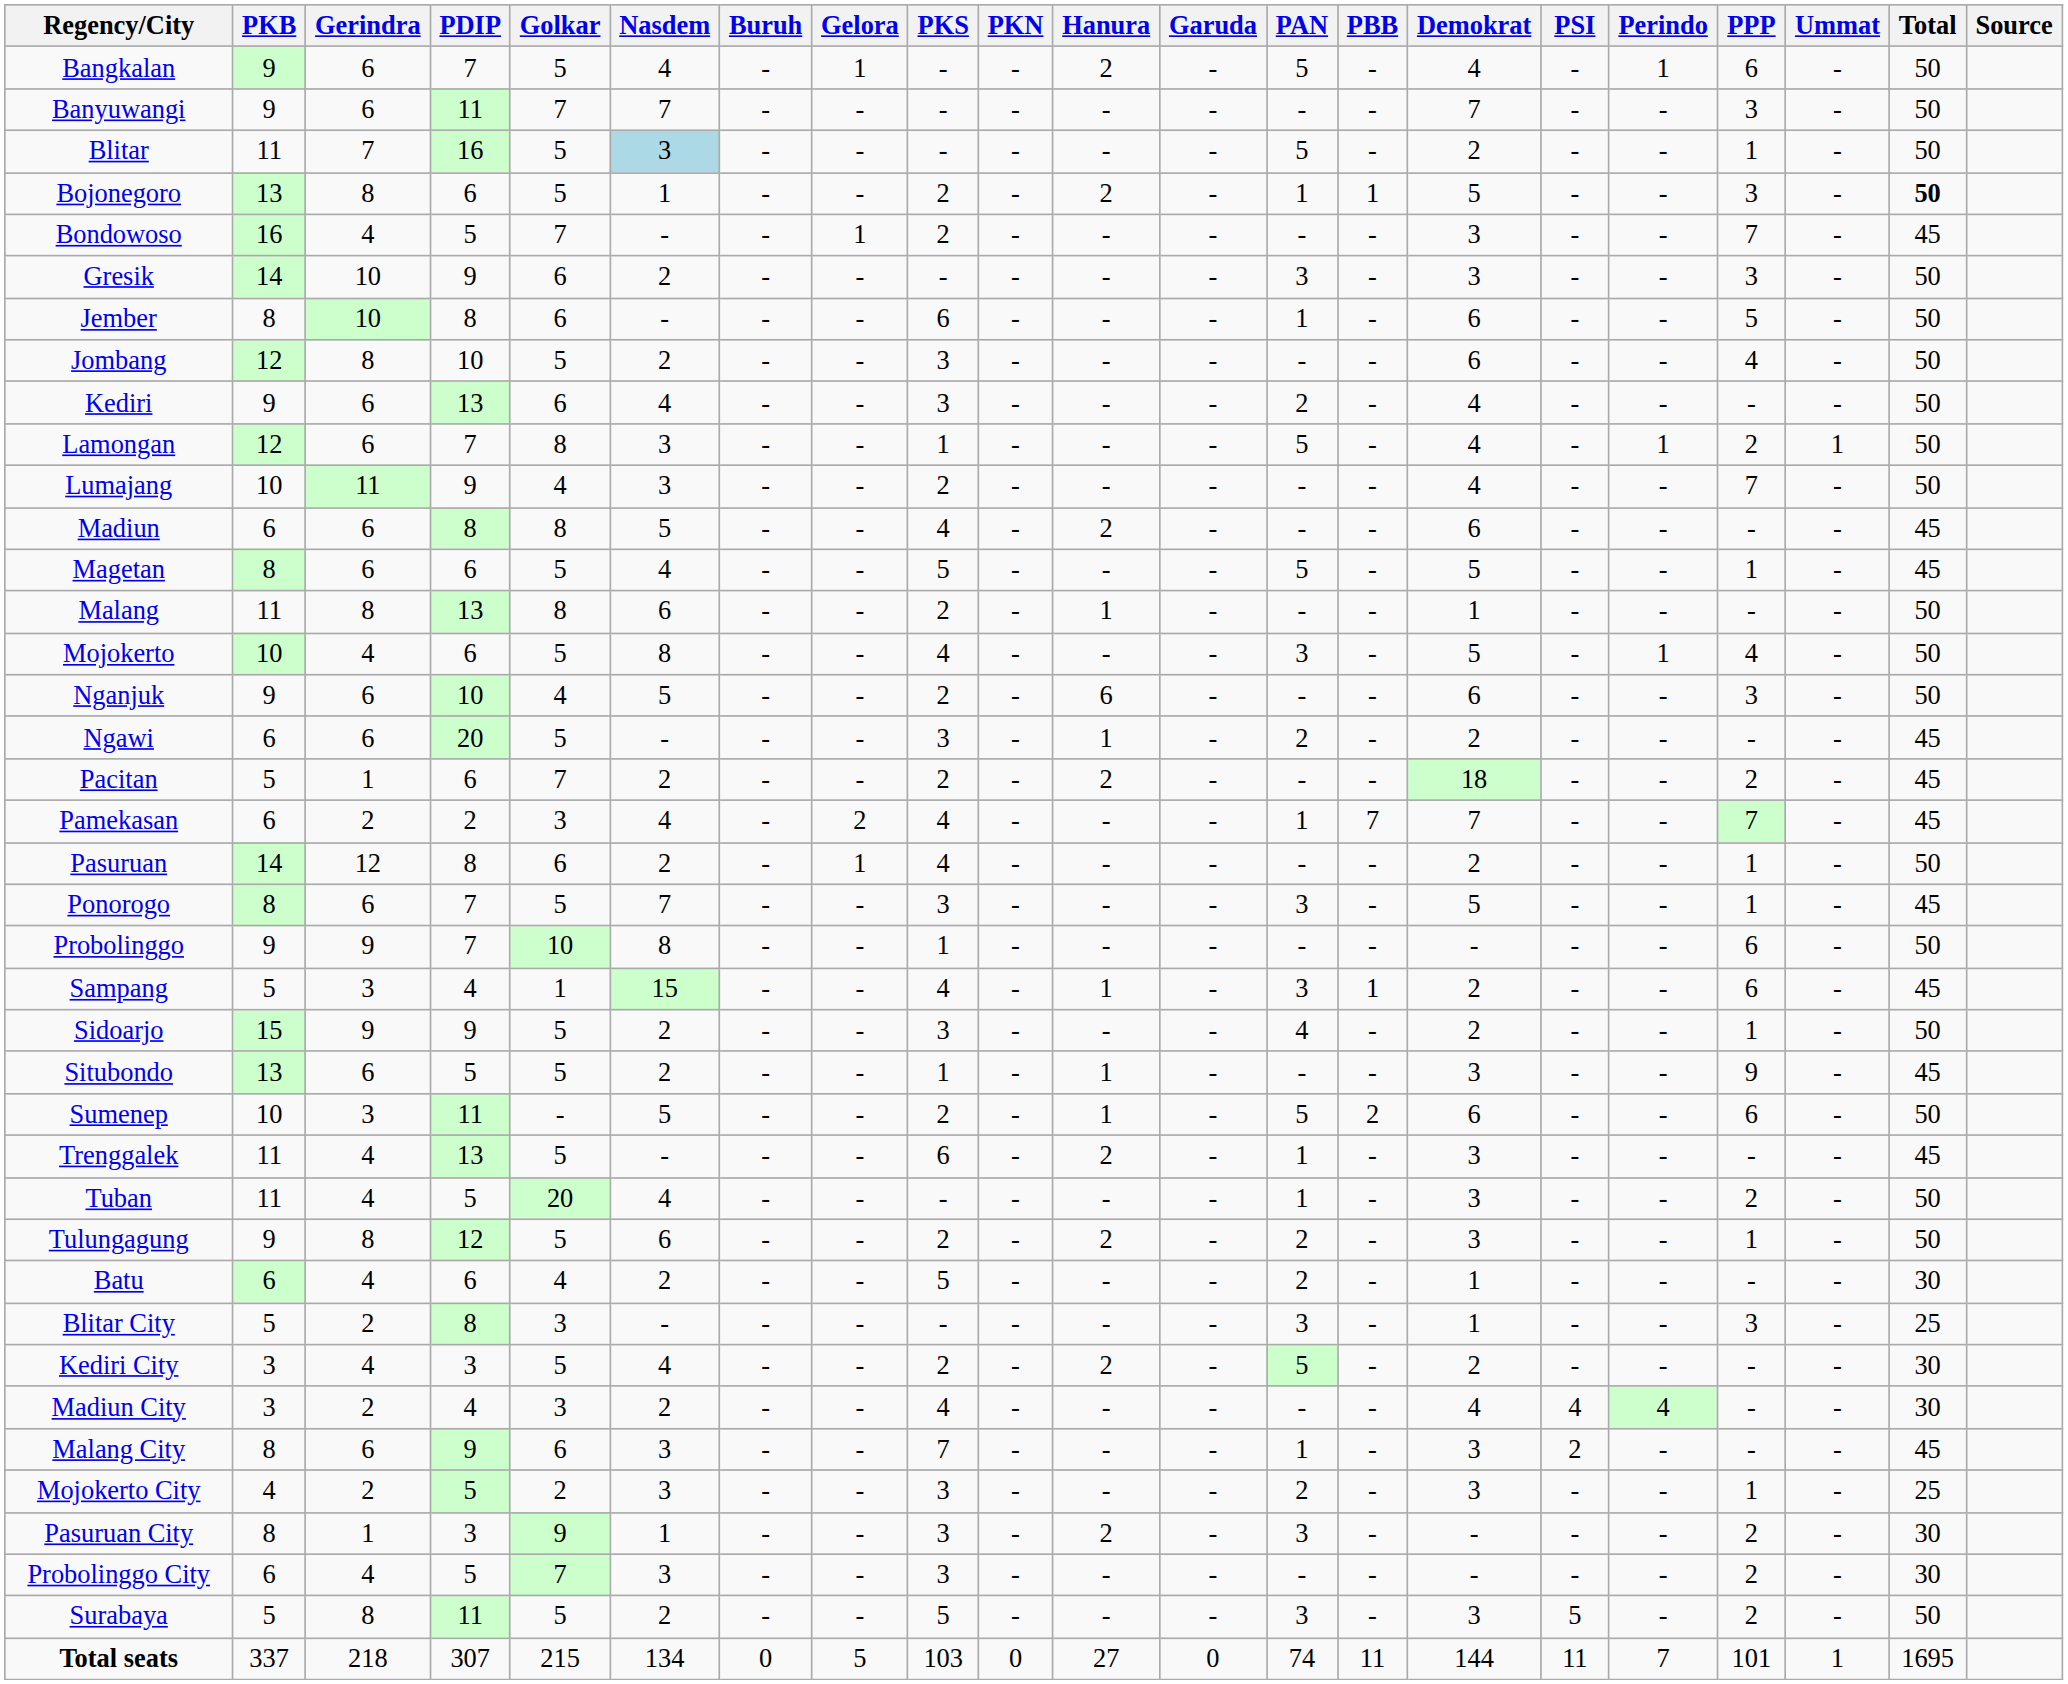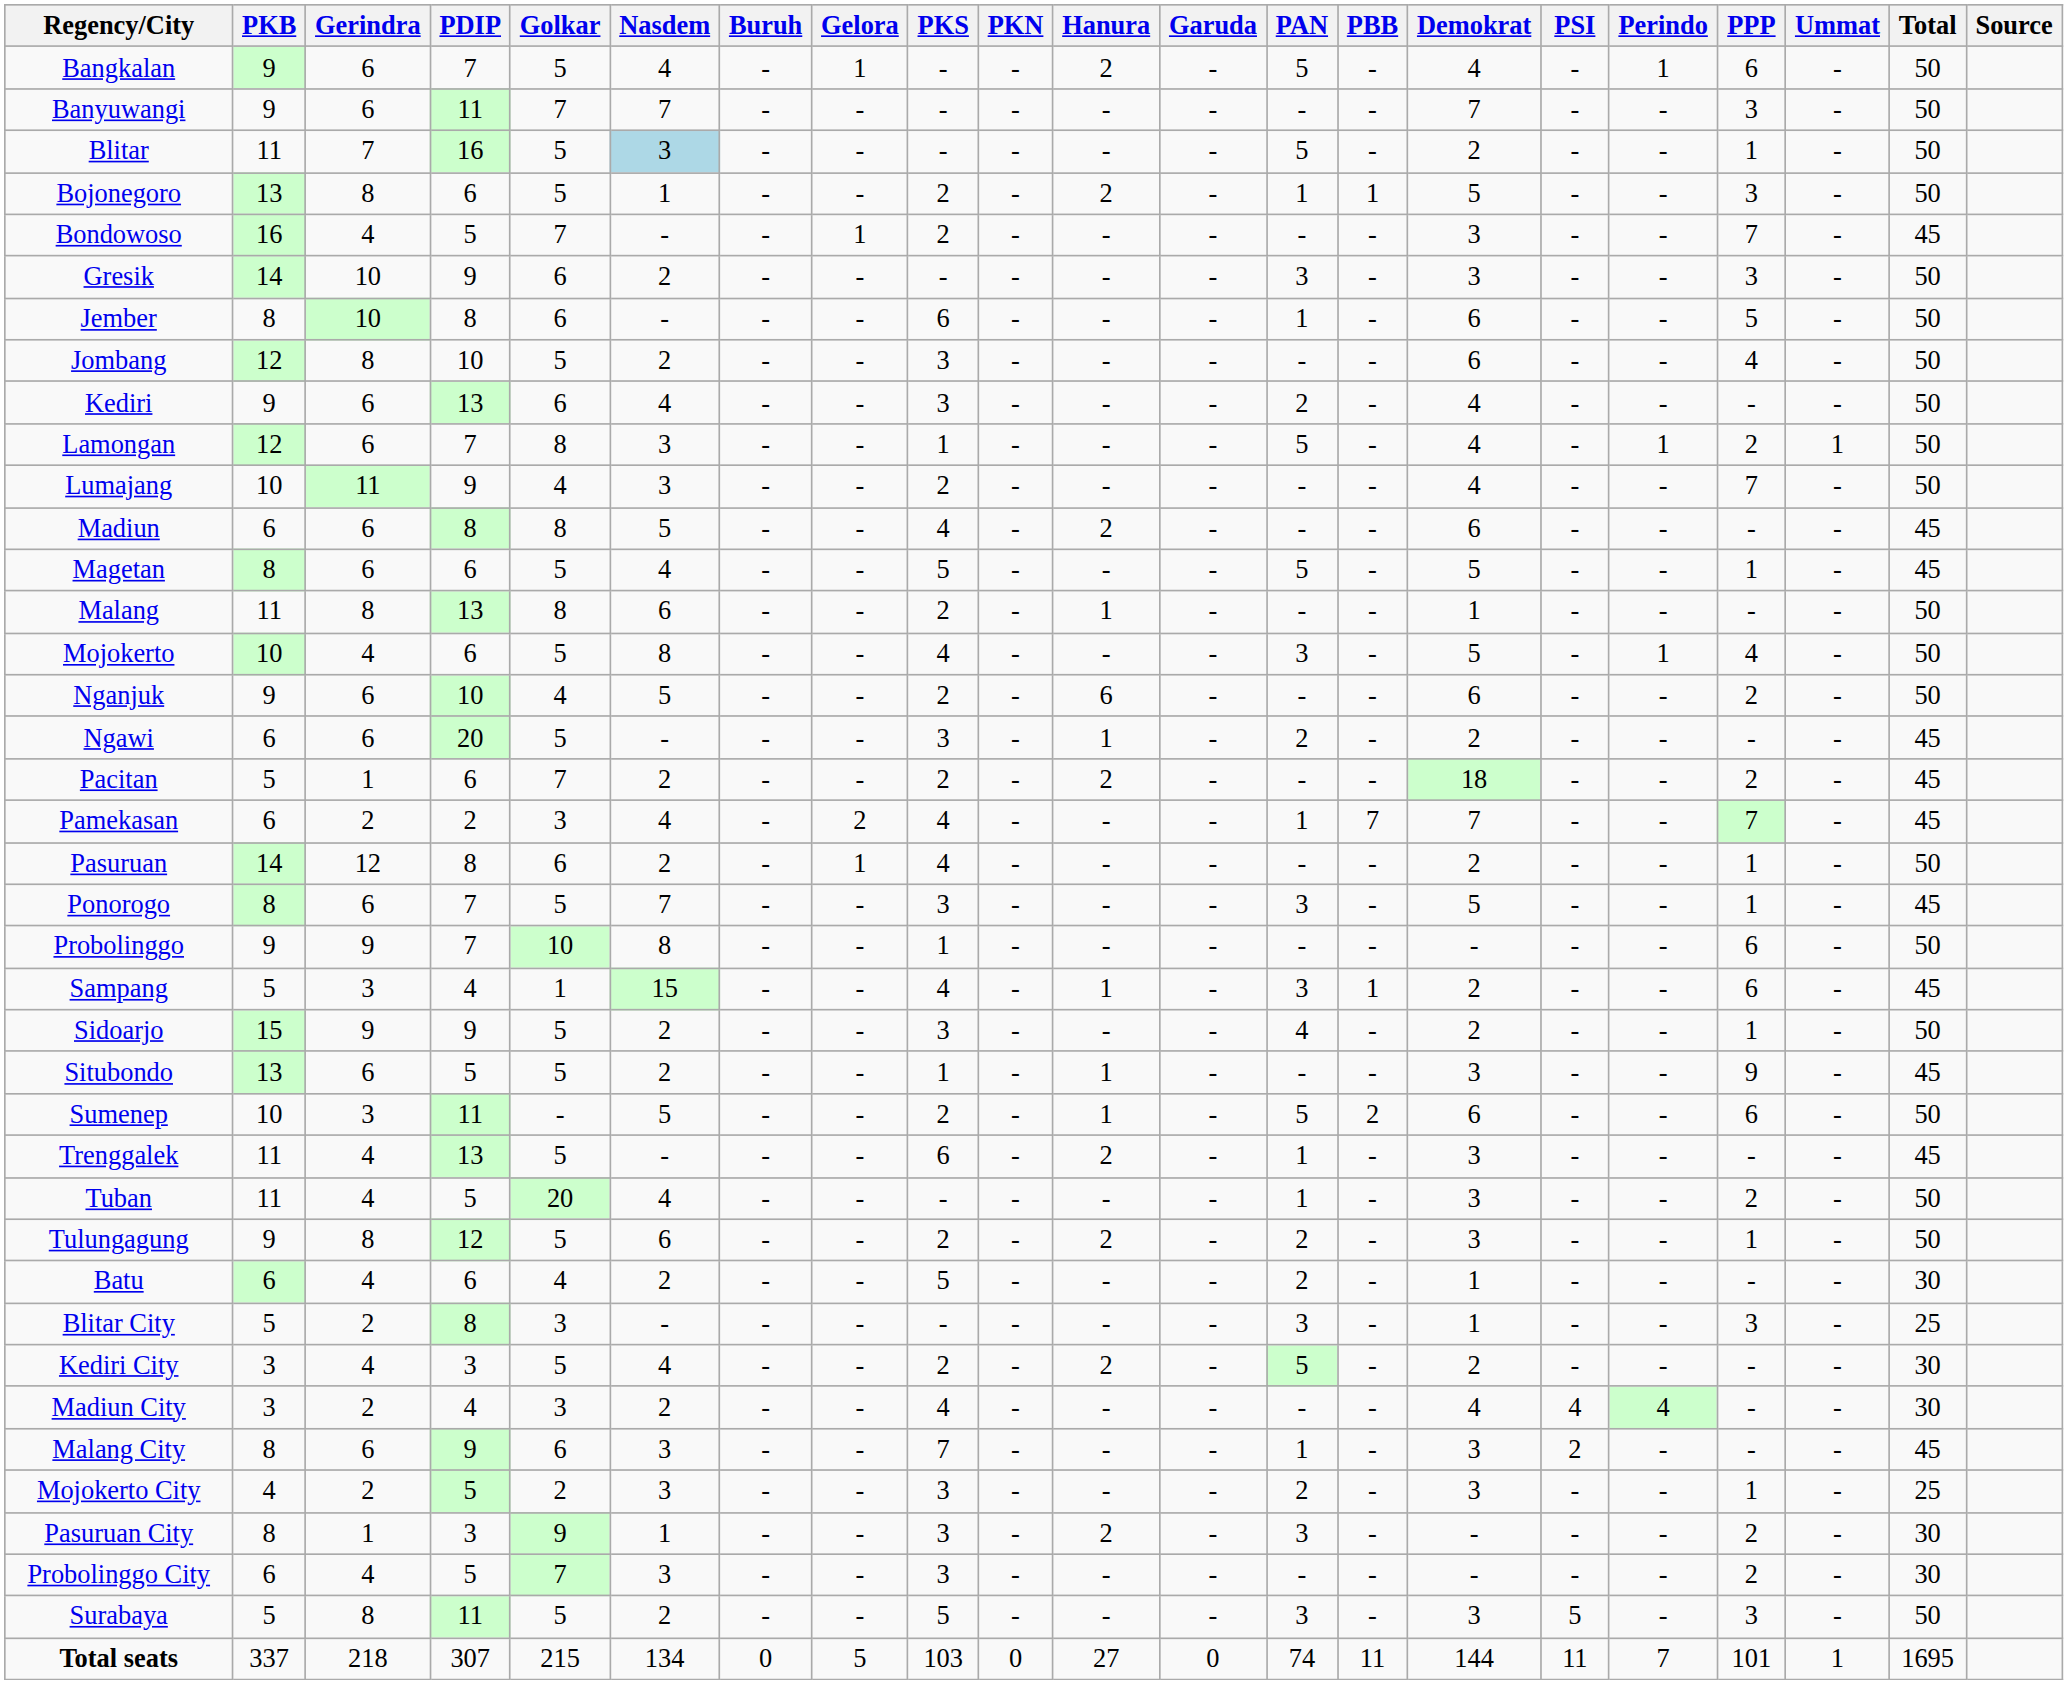(1928, 192) bold -> (1928, 192) normal
(1751, 695) 3 -> (1751, 695) 2
(1751, 1616) 2 -> (1751, 1616) 3
